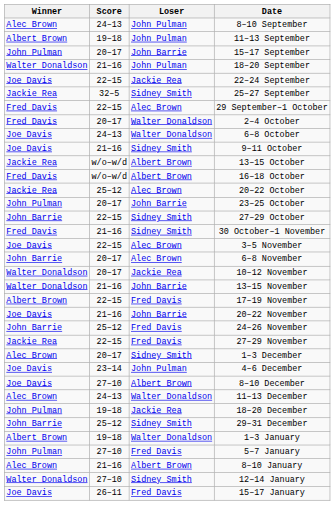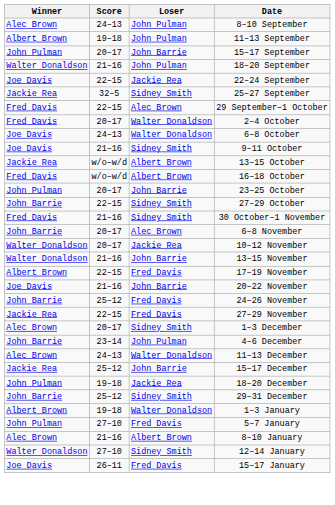- row: (272, 190)
- row: (272, 245)
(29, 369) Joe Davis -> (34, 342) John Barrie
- row: (272, 383)
+ row: (272, 369)
